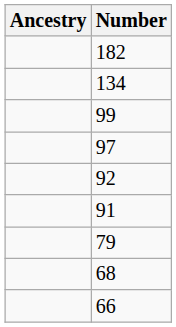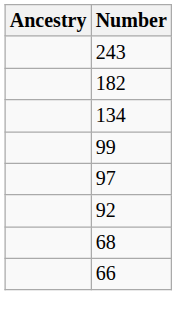+ row: (111, 52)
- row: (106, 210)
- row: (106, 242)
